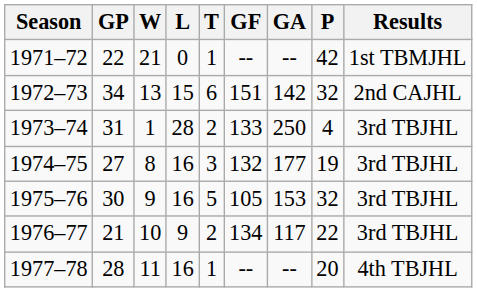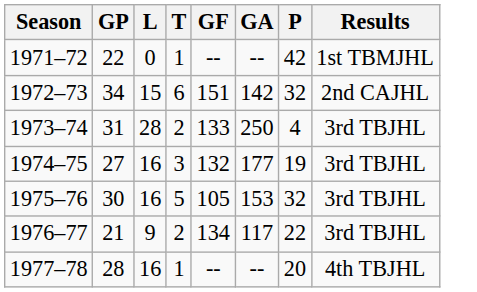- column: (150, 22)
